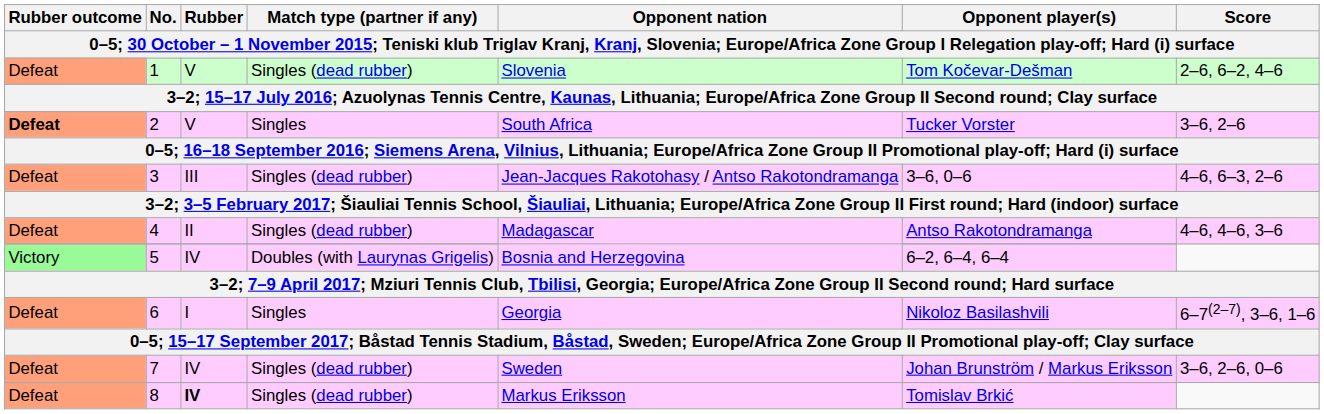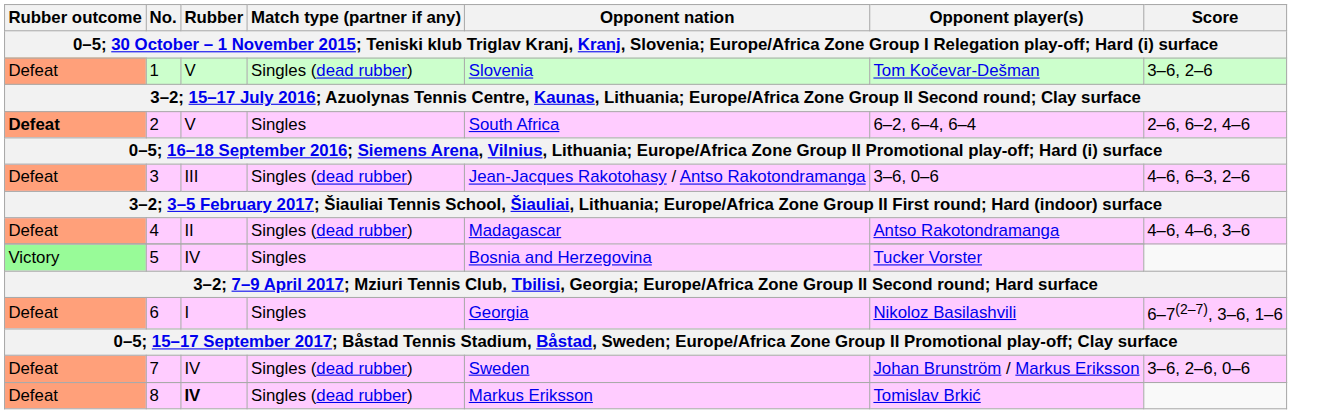(1231, 71) 2–6, 6–2, 4–6 -> (1180, 71) 3–6, 2–6
(960, 124) Tucker Vorster -> (925, 124) 6–2, 6–4, 6–4
(1213, 124) 3–6, 2–6 -> (1199, 124) 2–6, 6–2, 4–6
(372, 257) Doubles (with Laurynas Grigelis) -> (279, 257) Singles
(958, 257) 6–2, 6–4, 6–4 -> (928, 257) Tucker Vorster
